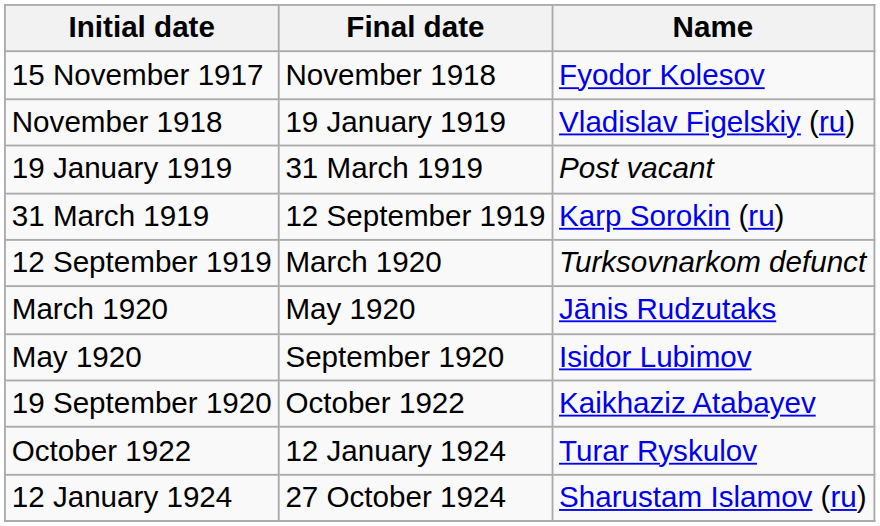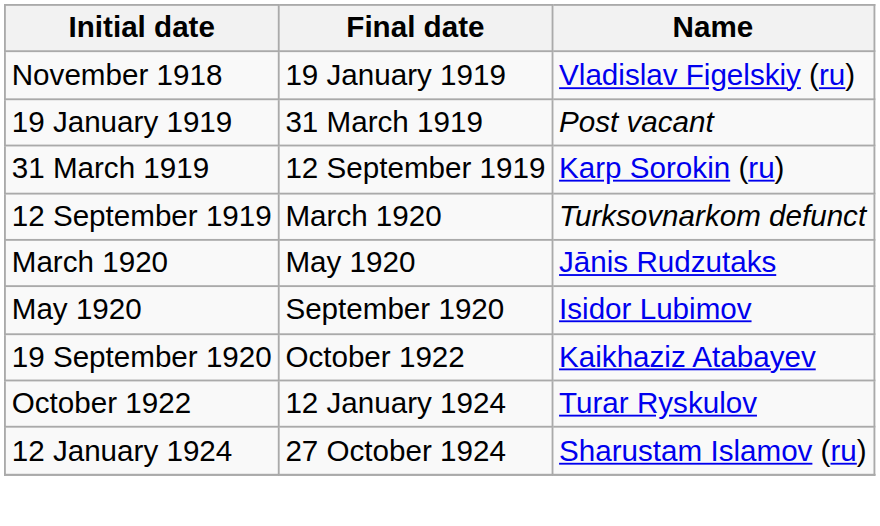- row: (138, 74)
